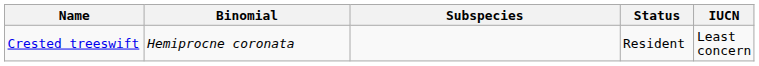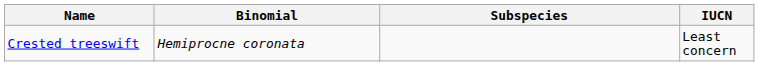- column: (657, 15)
